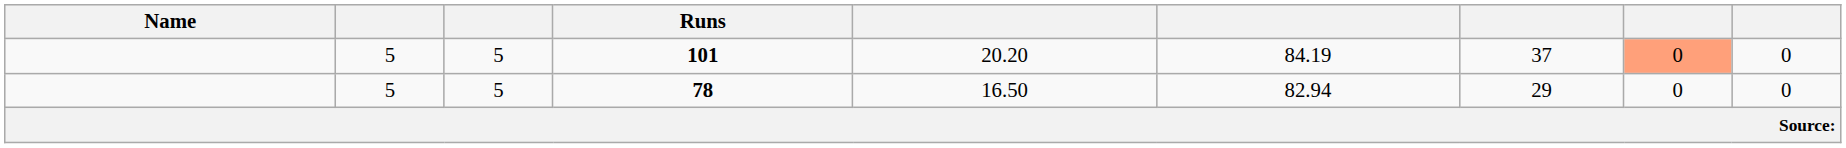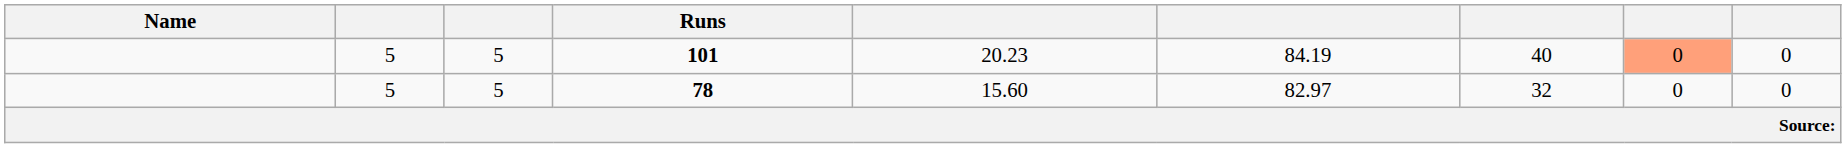(1005, 55) 20.20 -> (1005, 55) 20.23
(1542, 55) 37 -> (1542, 55) 40
(1005, 89) 16.50 -> (1005, 89) 15.60
(1308, 89) 82.94 -> (1308, 89) 82.97
(1542, 89) 29 -> (1542, 89) 32
